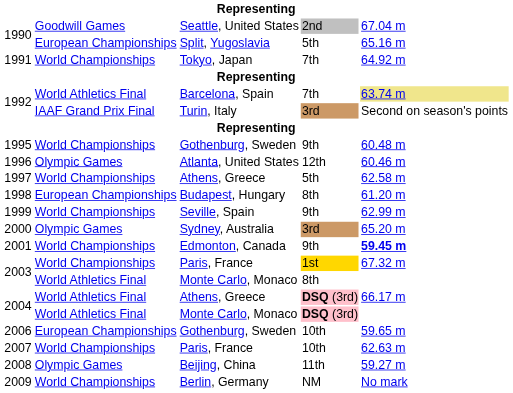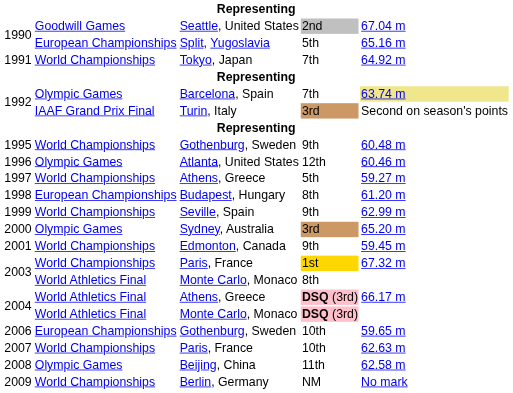(90, 94) World Athletics Final -> (79, 94) Olympic Games
(383, 178) 62.58 m -> (383, 178) 59.27 m
(384, 246) bold -> (383, 246) normal
(383, 365) 59.27 m -> (383, 365) 62.58 m
